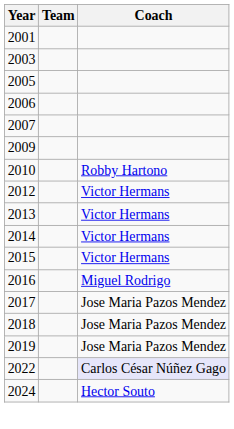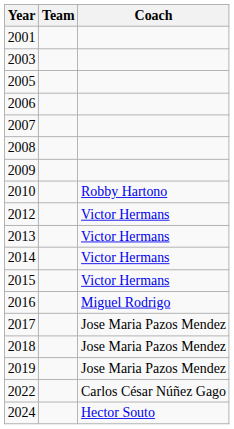+ row: (22, 147)
(154, 368) lavender background -> (154, 390) no background
